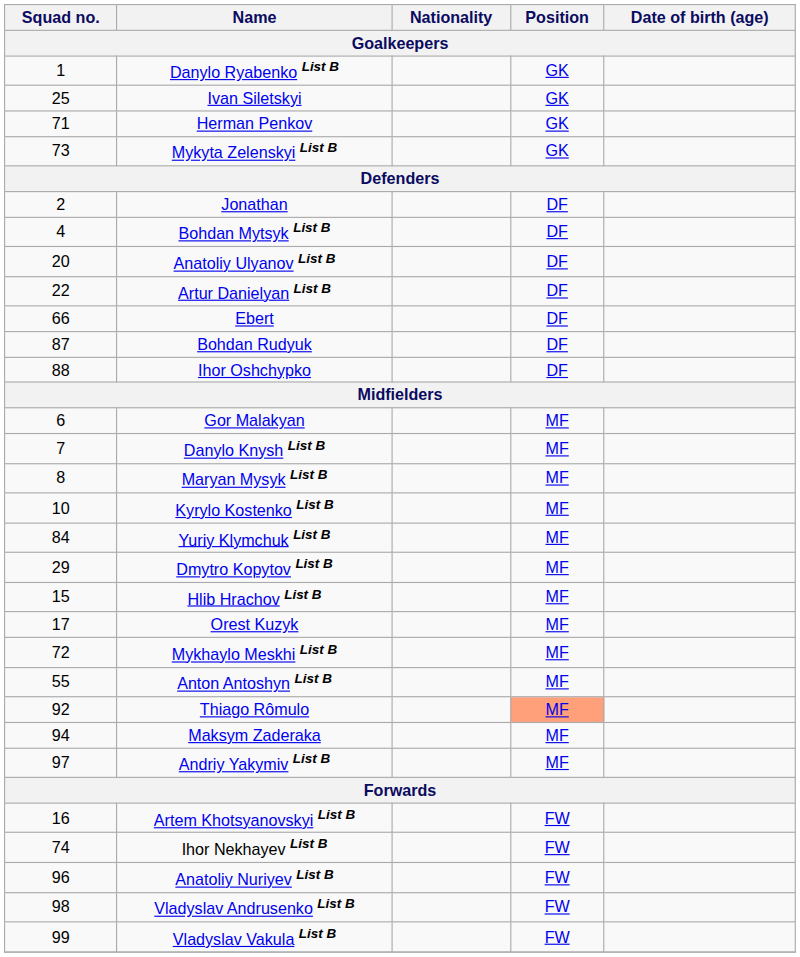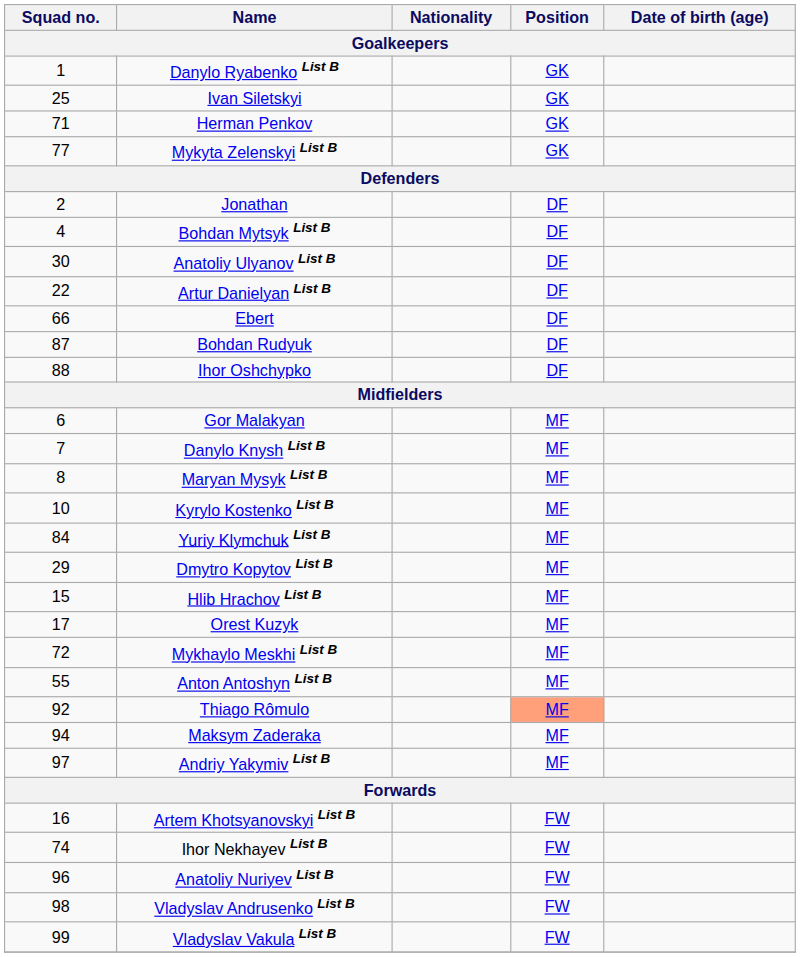(61, 151) 73 -> (61, 151) 77
(61, 262) 20 -> (61, 262) 30
